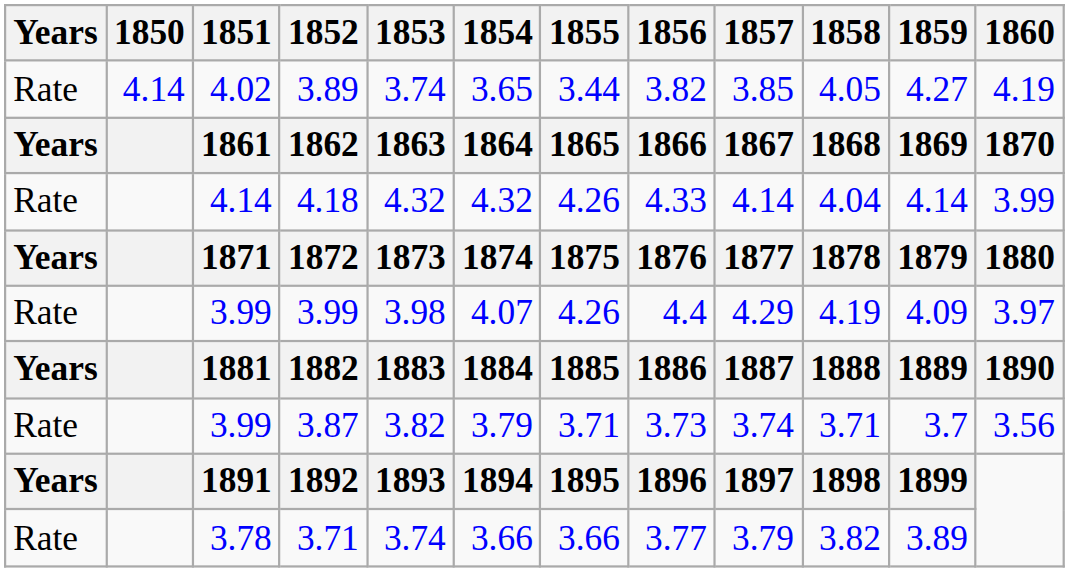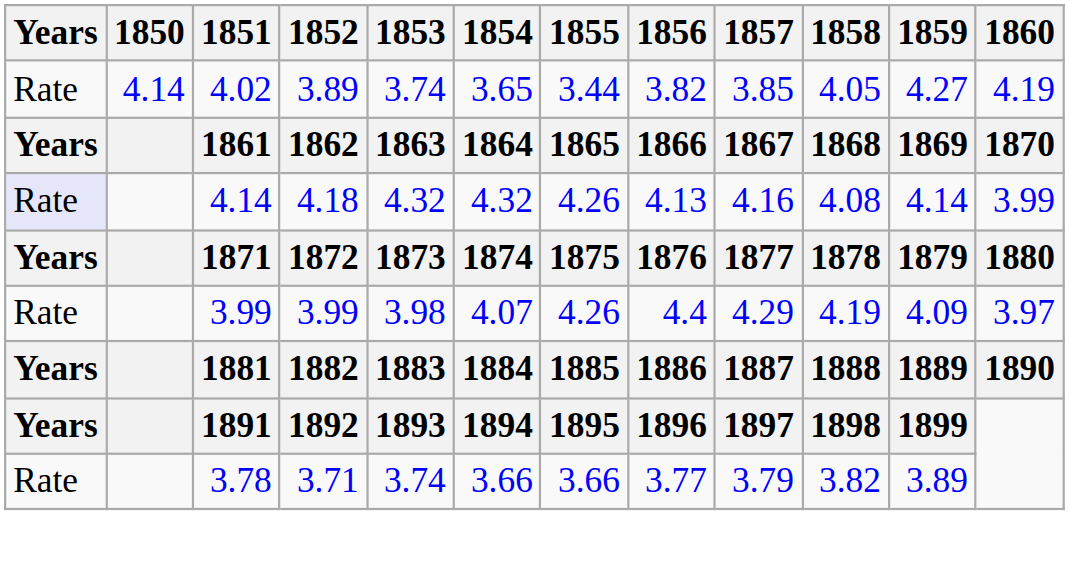(46, 200) no background -> (46, 200) lavender background
(676, 200) 4.33 -> (676, 200) 4.13
(763, 200) 4.14 -> (763, 200) 4.16
(850, 200) 4.04 -> (850, 200) 4.08
- row: (328, 425)
